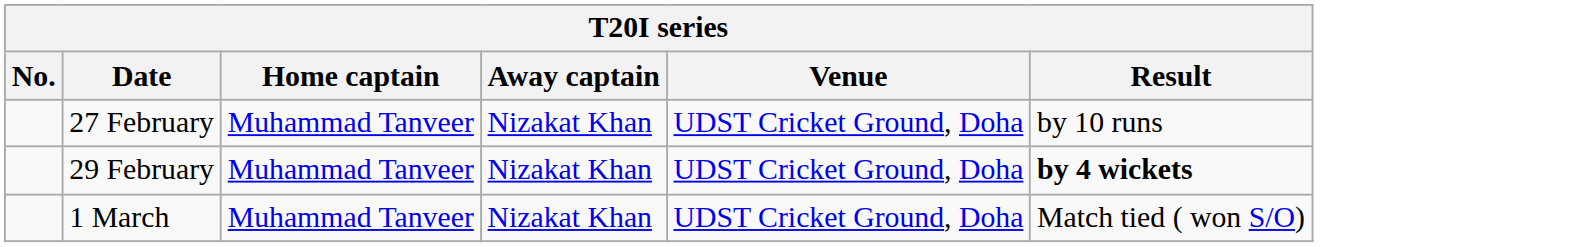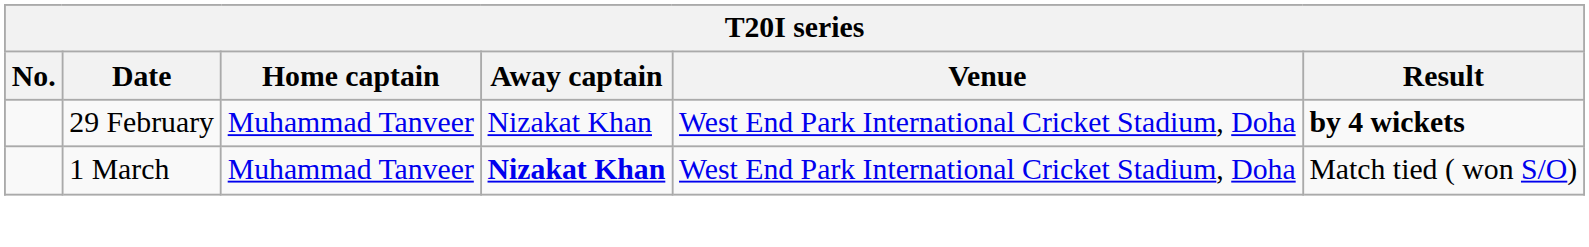- row: (142, 122)
(848, 169) UDST Cricket Ground, Doha -> (987, 122) West End Park International Cricket Stadium, Doha
(570, 216) normal -> (576, 169) bold
(848, 216) UDST Cricket Ground, Doha -> (987, 169) West End Park International Cricket Stadium, Doha
